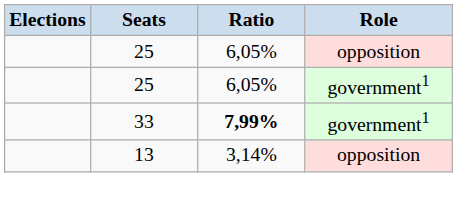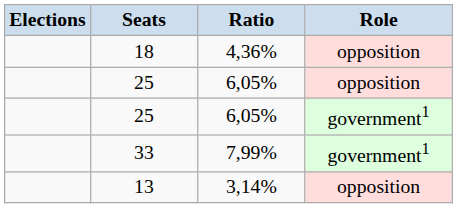+ row: (144, 51)
(251, 121) bold -> (251, 152) normal
